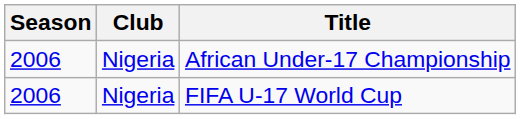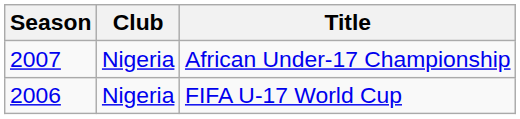(35, 58) 2006 -> (35, 58) 2007
